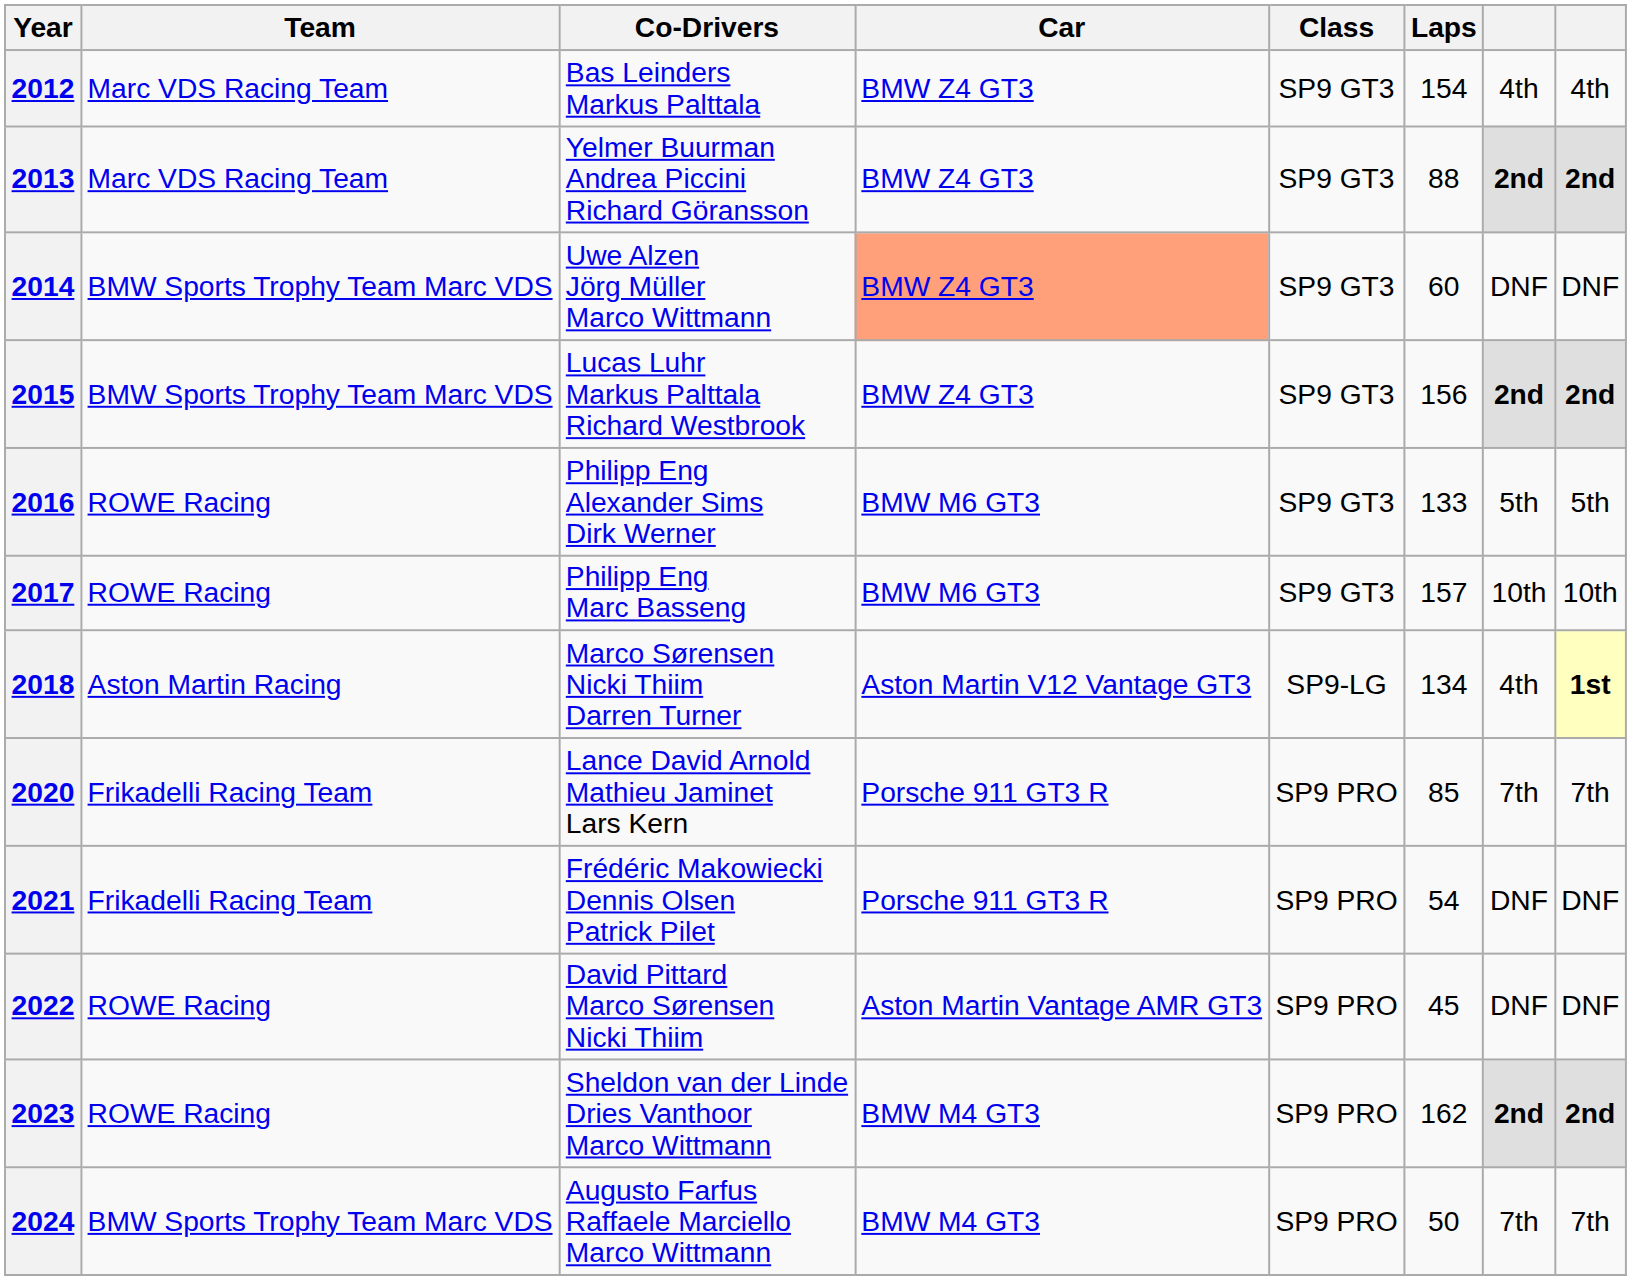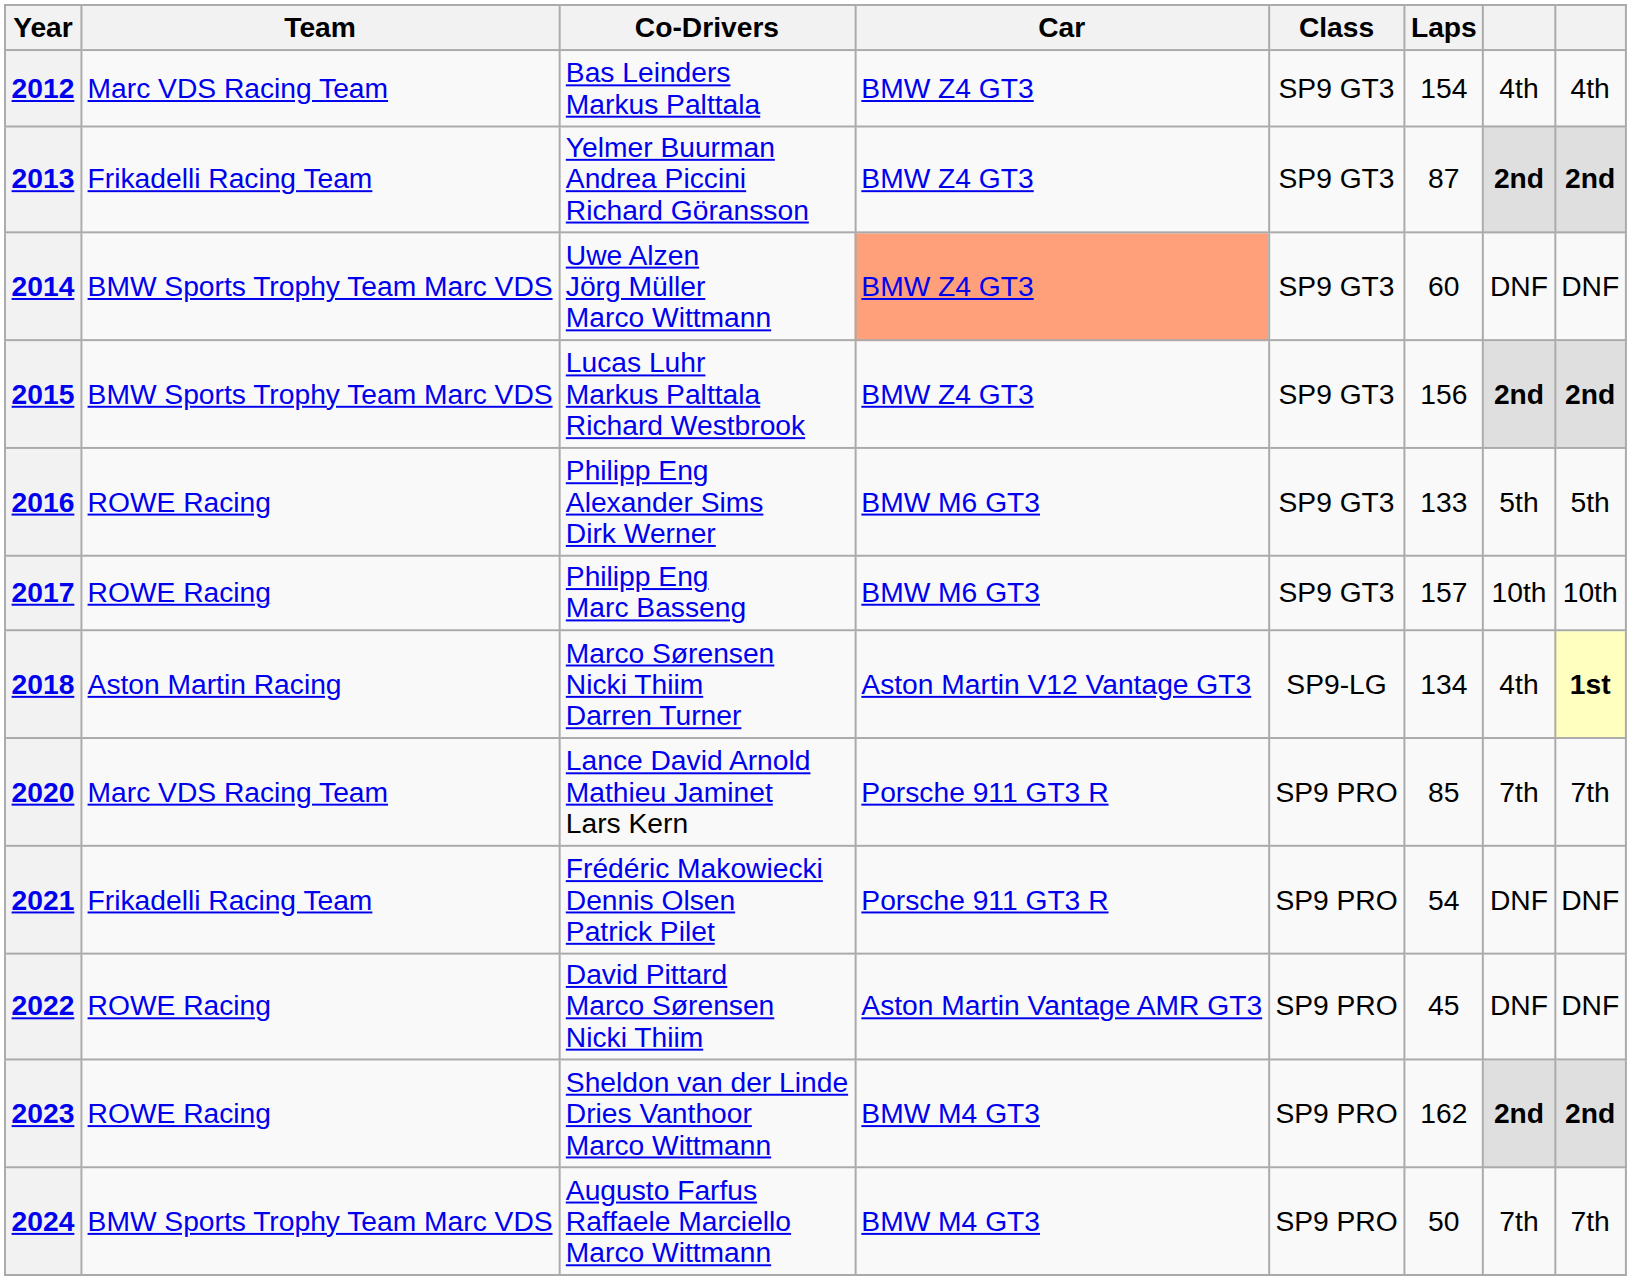(238, 180) Marc VDS Racing Team -> (230, 180) Frikadelli Racing Team
(1444, 180) 88 -> (1444, 180) 87
(230, 792) Frikadelli Racing Team -> (238, 792) Marc VDS Racing Team
